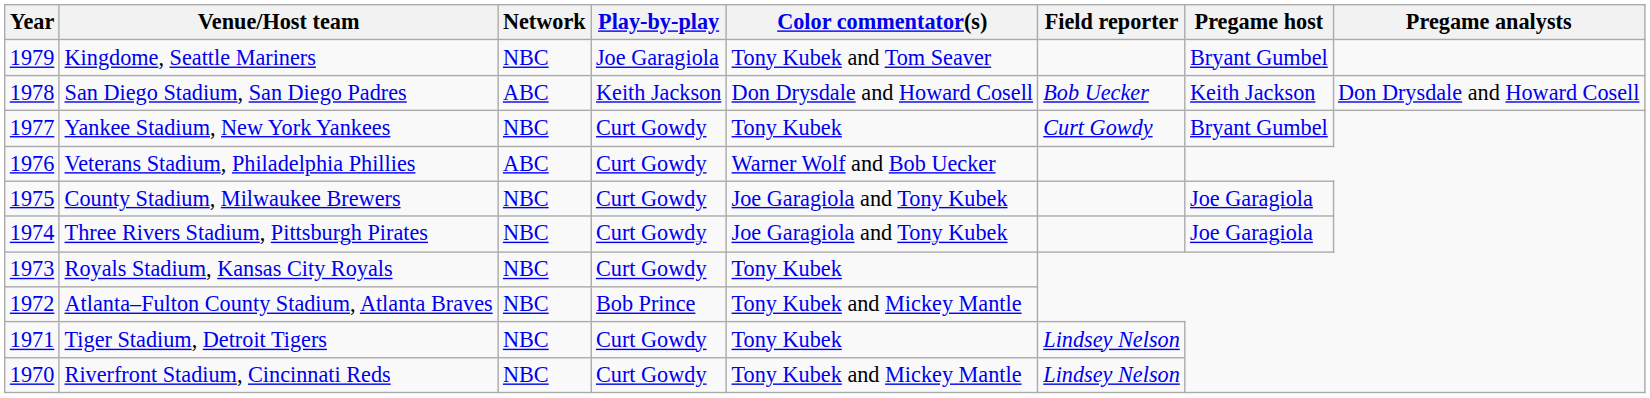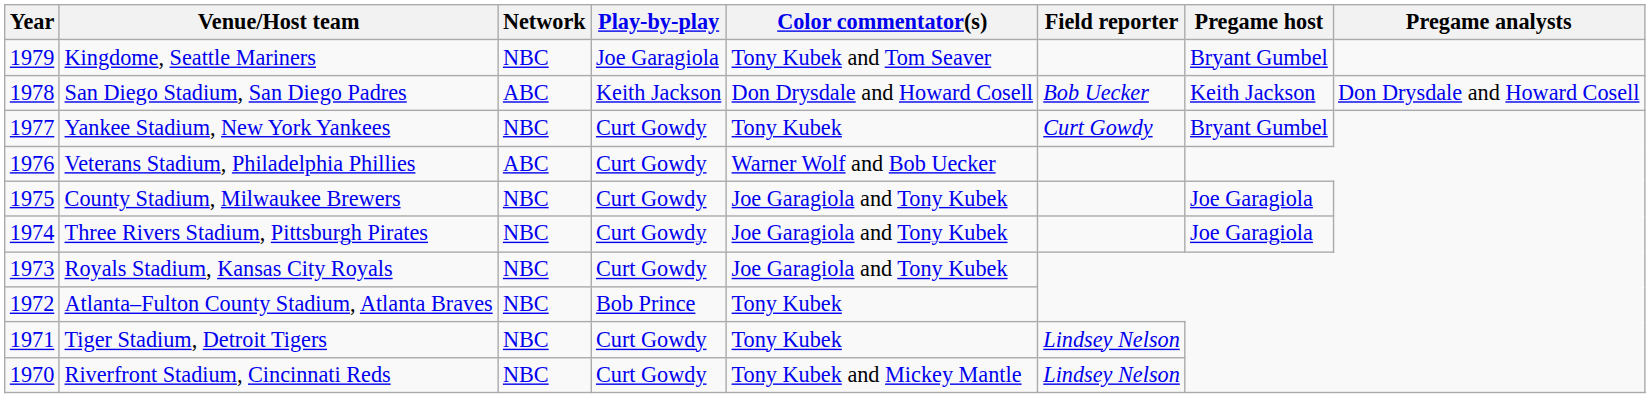(787, 269) Tony Kubek -> (870, 269) Joe Garagiola and Tony Kubek
(877, 304) Tony Kubek and Mickey Mantle -> (787, 304) Tony Kubek
